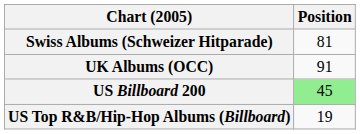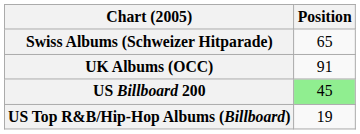(325, 41) 81 -> (325, 41) 65
